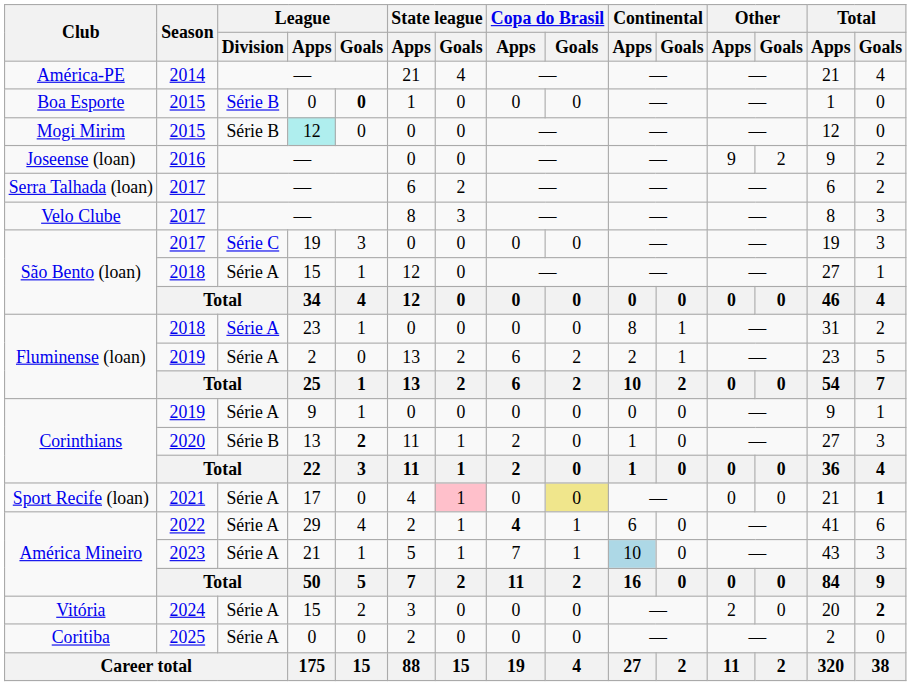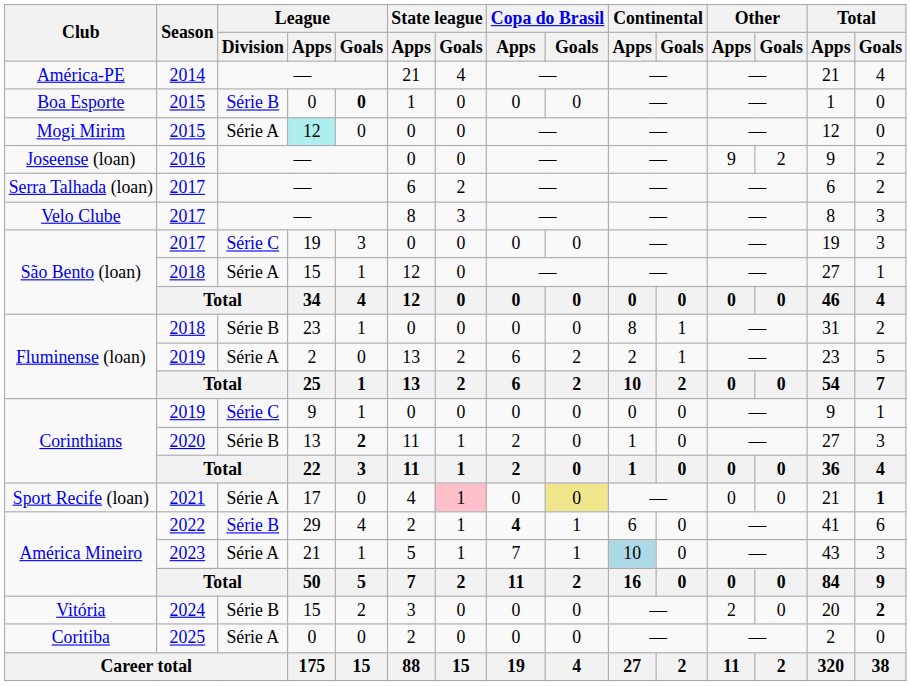(253, 131) Série B -> (253, 131) Série A
(253, 328) Série A -> (253, 328) Série B
(253, 412) Série A -> (253, 412) Série C
(253, 525) Série A -> (253, 525) Série B
(253, 610) Série A -> (253, 610) Série B
